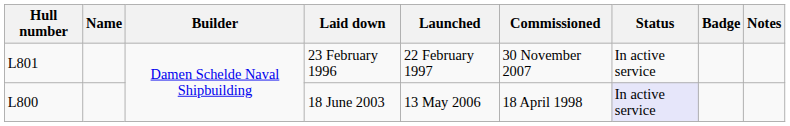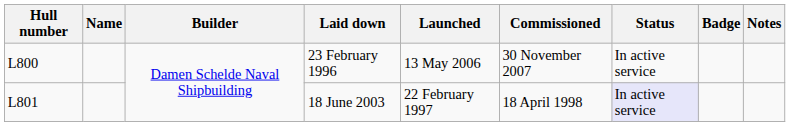(23, 63) L801 -> (23, 63) L800
(439, 63) 22 February 1997 -> (442, 63) 13 May 2006
(23, 102) L800 -> (23, 102) L801
(442, 102) 13 May 2006 -> (439, 102) 22 February 1997
